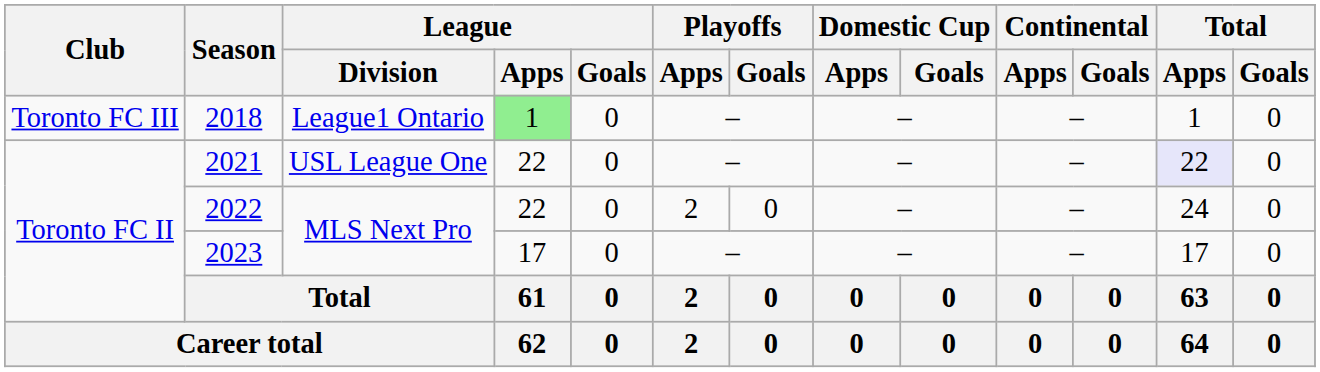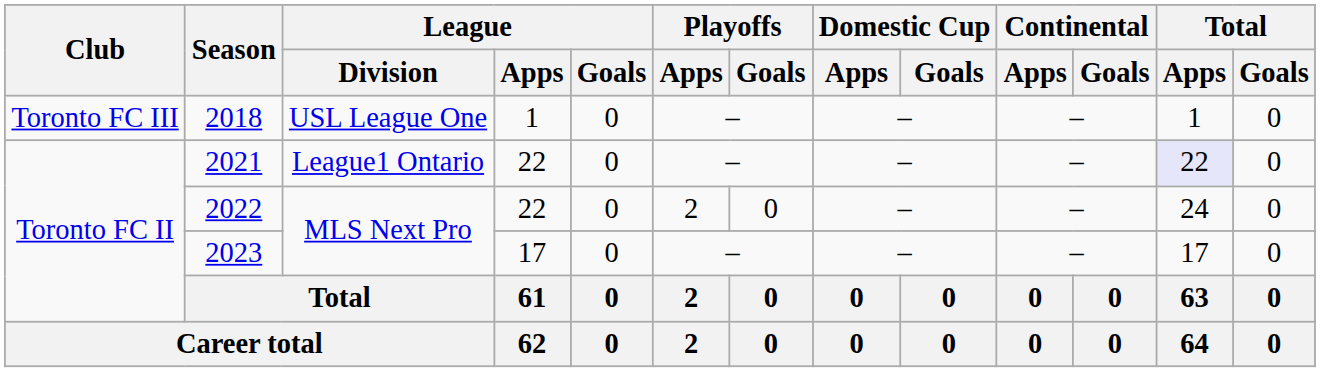(388, 117) League1 Ontario -> (388, 117) USL League One
(532, 117) lightgreen background -> (532, 117) no background
(388, 162) USL League One -> (388, 162) League1 Ontario
